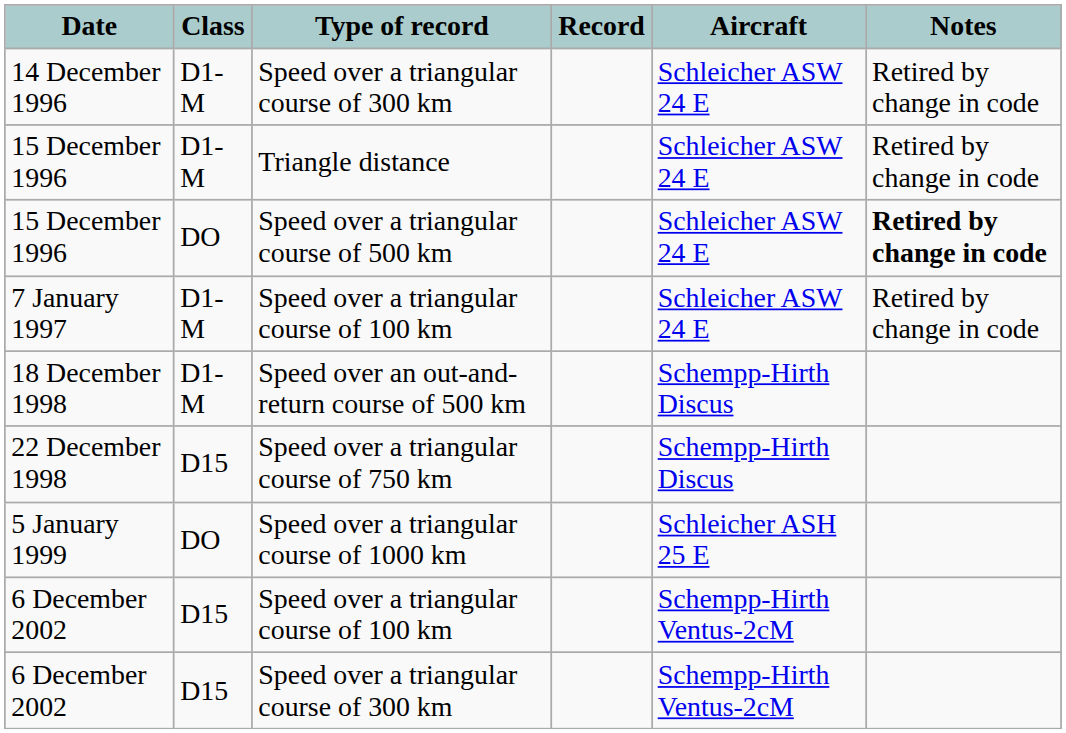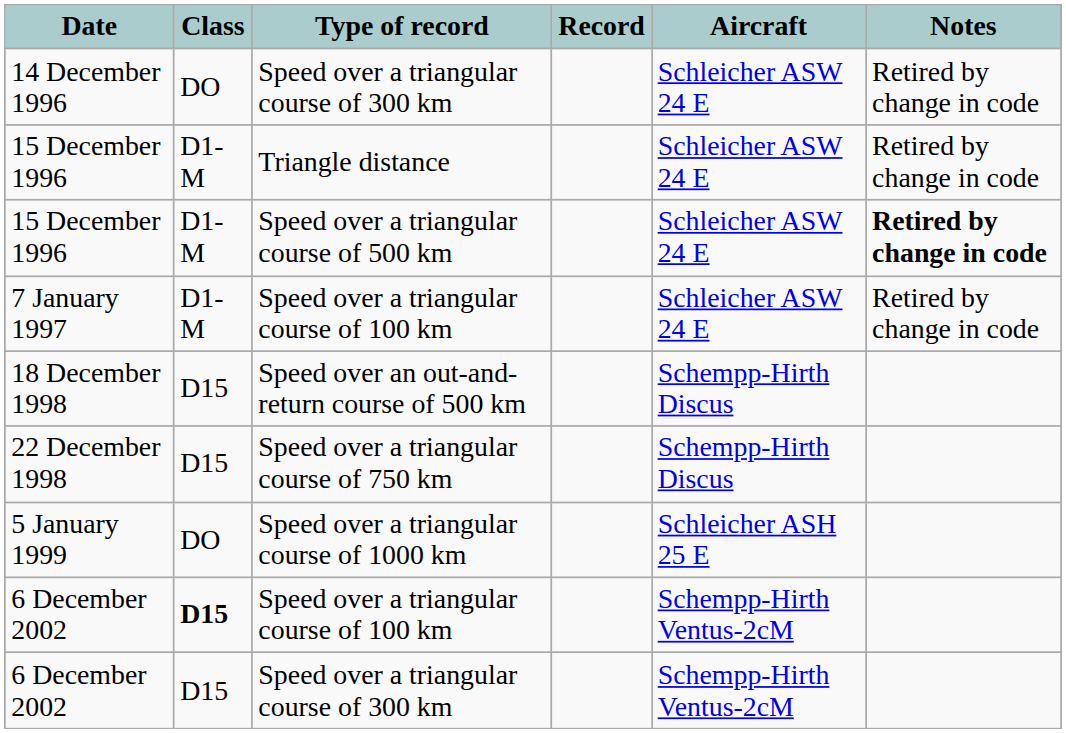(202, 86) D1-M -> (200, 86) DO
(200, 237) DO -> (202, 237) D1-M
(202, 388) D1-M -> (204, 388) D15
(204, 614) normal -> (204, 614) bold
